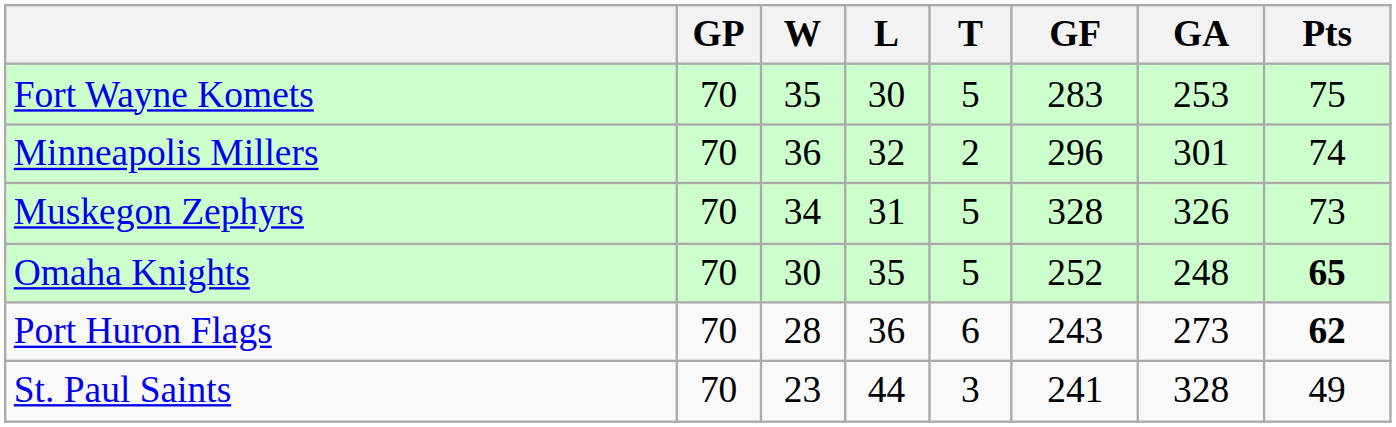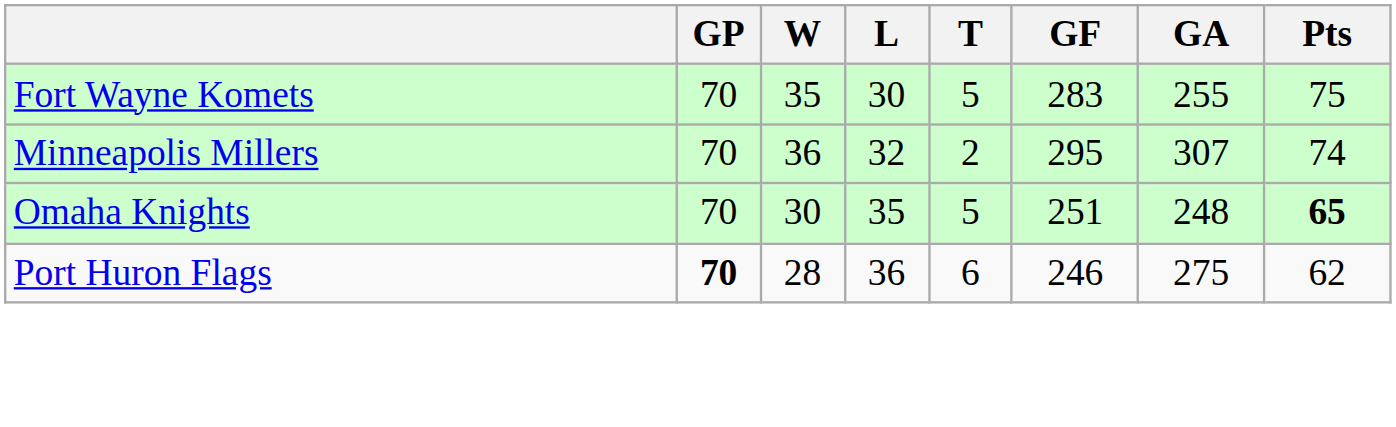(1201, 93) 253 -> (1201, 93) 255
(1075, 152) 296 -> (1075, 152) 295
(1201, 152) 301 -> (1201, 152) 307
- row: (159, 212)
(1075, 271) 252 -> (1075, 212) 251
(719, 331) normal -> (719, 271) bold
(1075, 331) 243 -> (1075, 271) 246
(1201, 331) 273 -> (1201, 271) 275
(1327, 331) bold -> (1327, 271) normal
- row: (122, 390)
